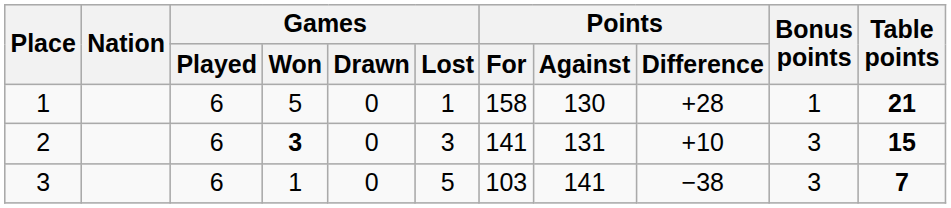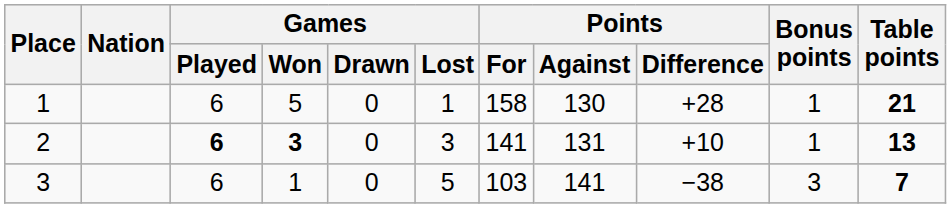(217, 143) normal -> (217, 143) bold
(814, 143) 3 -> (814, 143) 1
(902, 143) 15 -> (902, 143) 13
